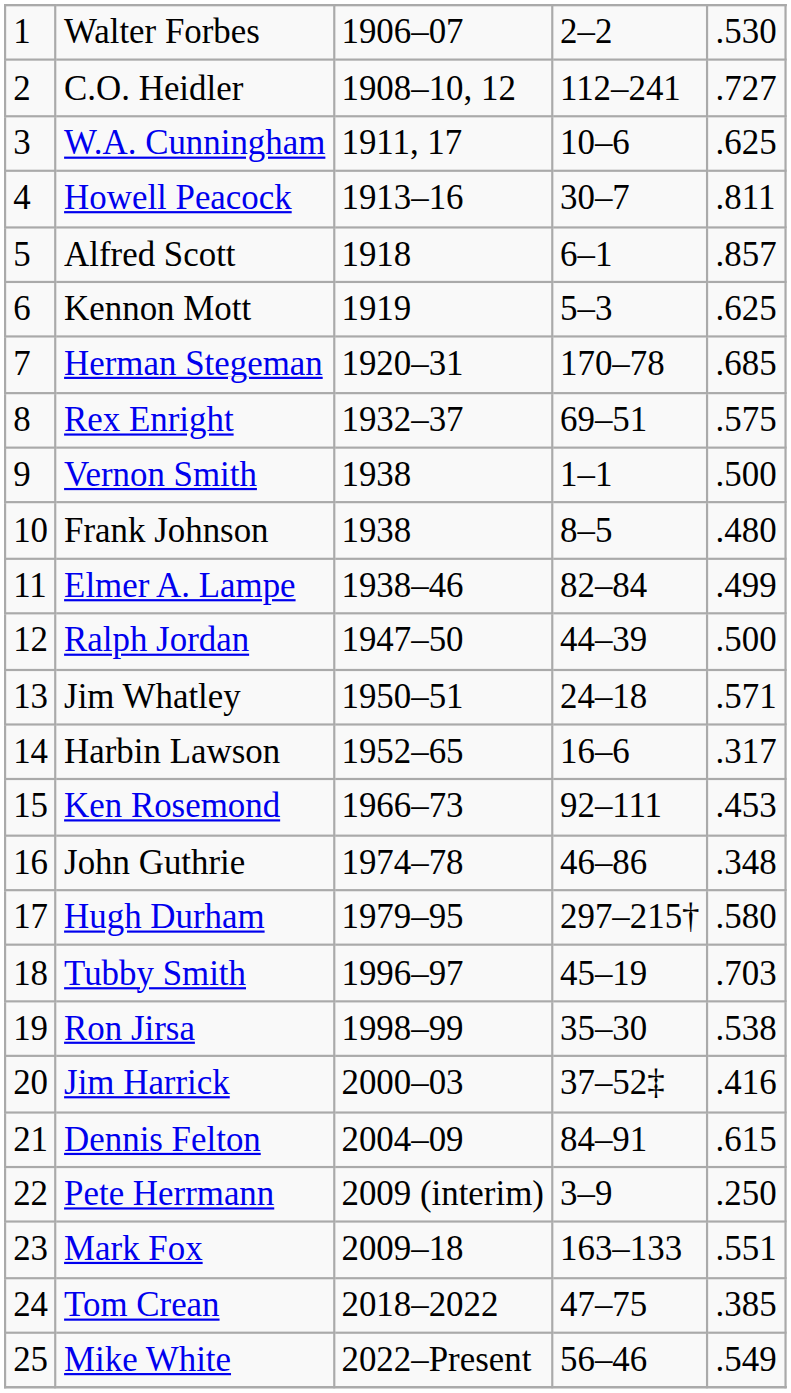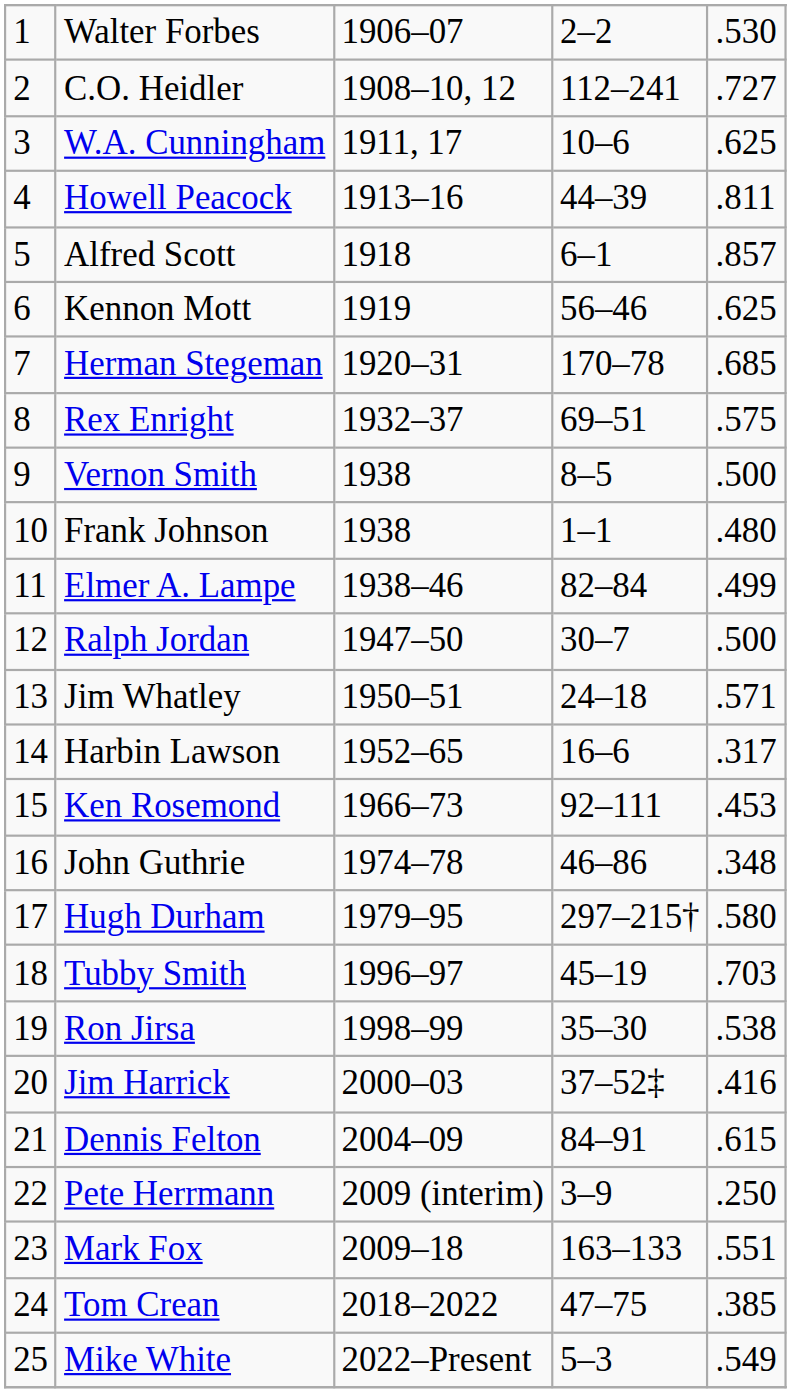(595, 198) 30–7 -> (604, 198) 44–39
(586, 308) 5–3 -> (604, 308) 56–46
(586, 474) 1–1 -> (586, 474) 8–5
(586, 530) 8–5 -> (586, 530) 1–1
(604, 640) 44–39 -> (595, 640) 30–7
(604, 1359) 56–46 -> (586, 1359) 5–3
